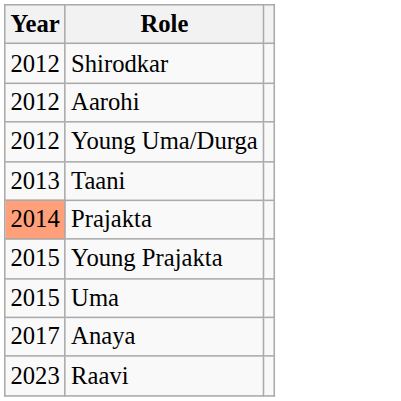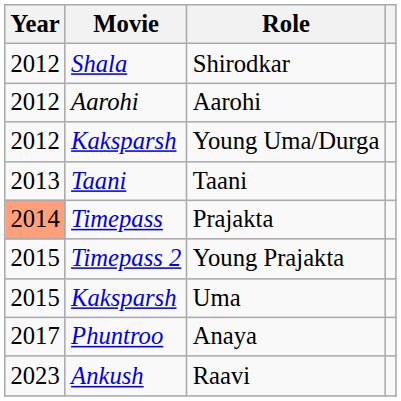+ column: (126, 24)
